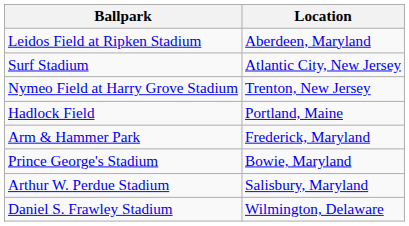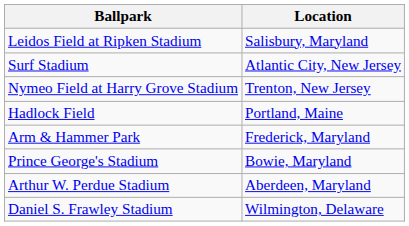(308, 40) Aberdeen, Maryland -> (307, 40) Salisbury, Maryland
(307, 185) Salisbury, Maryland -> (308, 185) Aberdeen, Maryland
